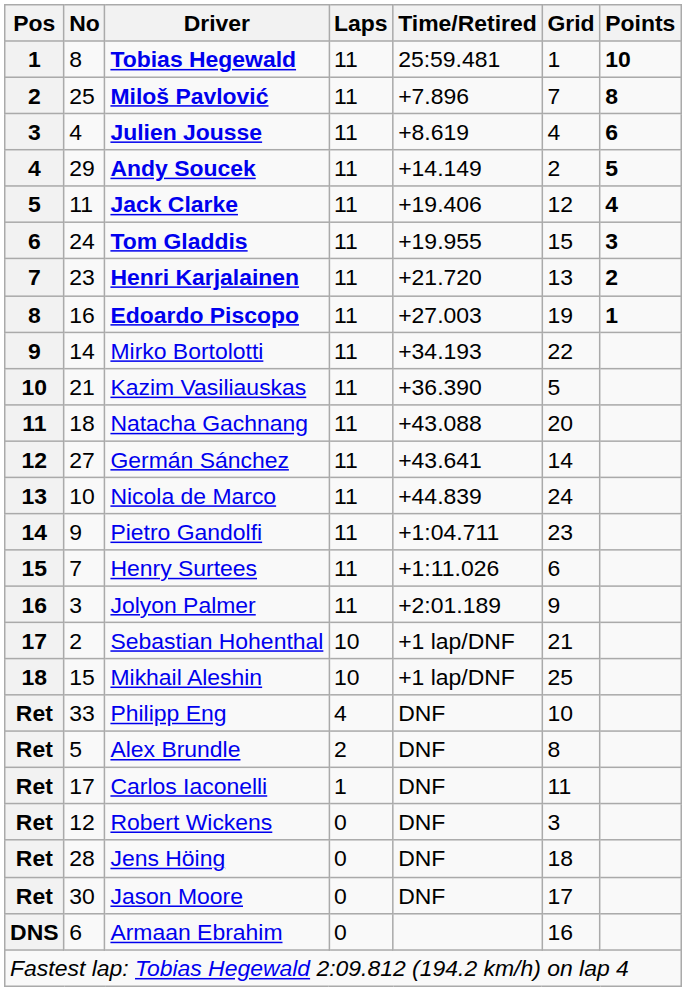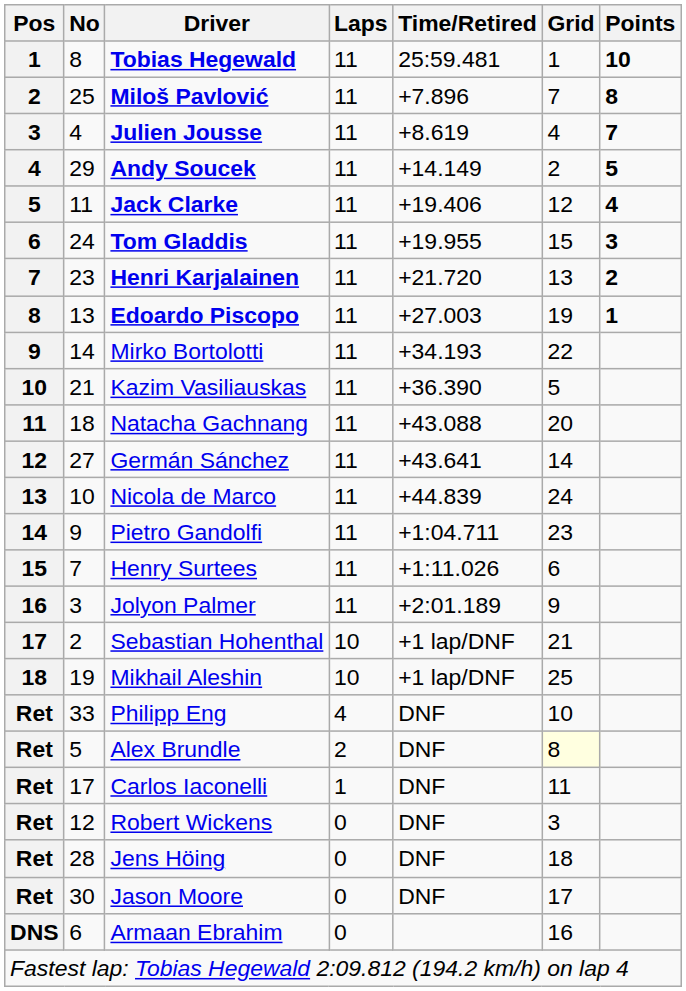(612, 132) 6 -> (612, 132) 7
(82, 314) 16 -> (82, 314) 13
(82, 677) 15 -> (82, 677) 19
(554, 750) no background -> (554, 750) lightyellow background
